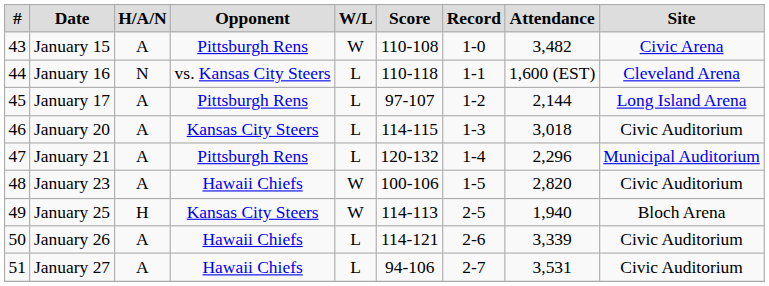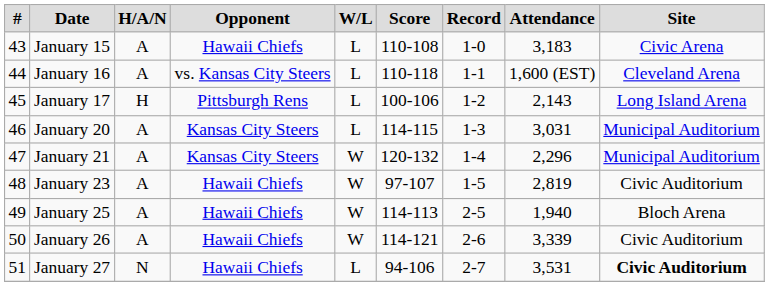(253, 45) Pittsburgh Rens -> (253, 45) Hawaii Chiefs
(356, 45) W -> (356, 45) L
(552, 45) 3,482 -> (552, 45) 3,183
(142, 73) N -> (142, 73) A
(142, 101) A -> (142, 101) H
(410, 101) 97-107 -> (410, 101) 100-106
(552, 101) 2,144 -> (552, 101) 2,143
(552, 128) 3,018 -> (552, 128) 3,031
(682, 128) Civic Auditorium -> (682, 128) Municipal Auditorium
(253, 156) Pittsburgh Rens -> (253, 156) Kansas City Steers
(356, 156) L -> (356, 156) W
(410, 184) 100-106 -> (410, 184) 97-107
(552, 184) 2,820 -> (552, 184) 2,819
(142, 211) H -> (142, 211) A
(253, 211) Kansas City Steers -> (253, 211) Hawaii Chiefs
(356, 239) L -> (356, 239) W
(142, 267) A -> (142, 267) N
(682, 267) normal -> (682, 267) bold
